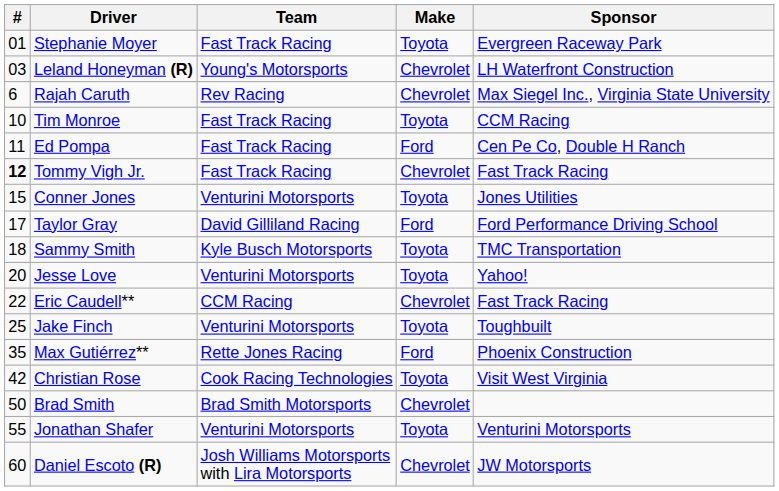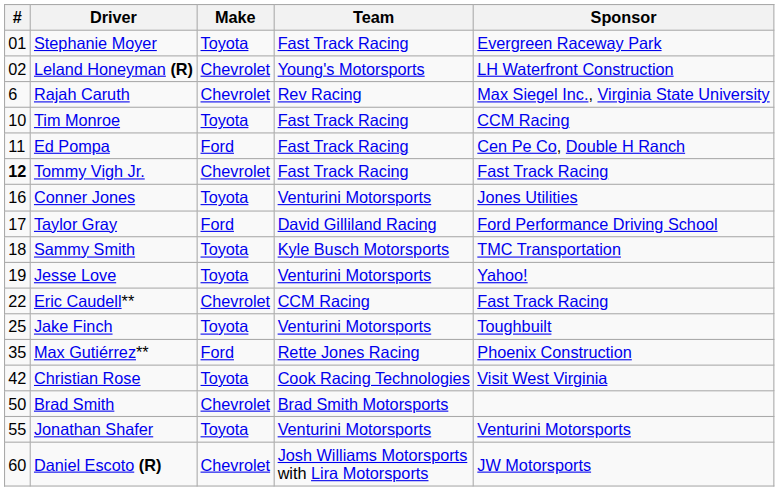columns swapped: (297, 18) <-> (435, 18)
(17, 69) 03 -> (17, 69) 02
(17, 198) 15 -> (17, 198) 16
(17, 275) 20 -> (17, 275) 19
